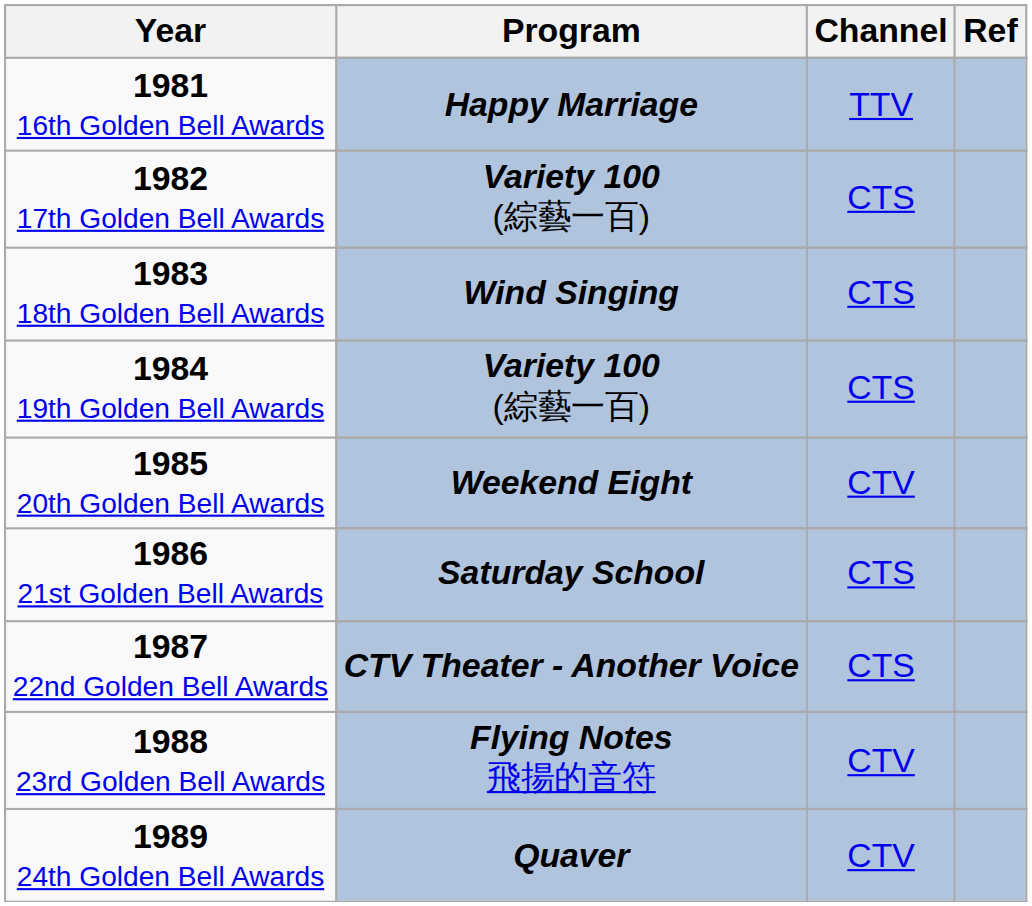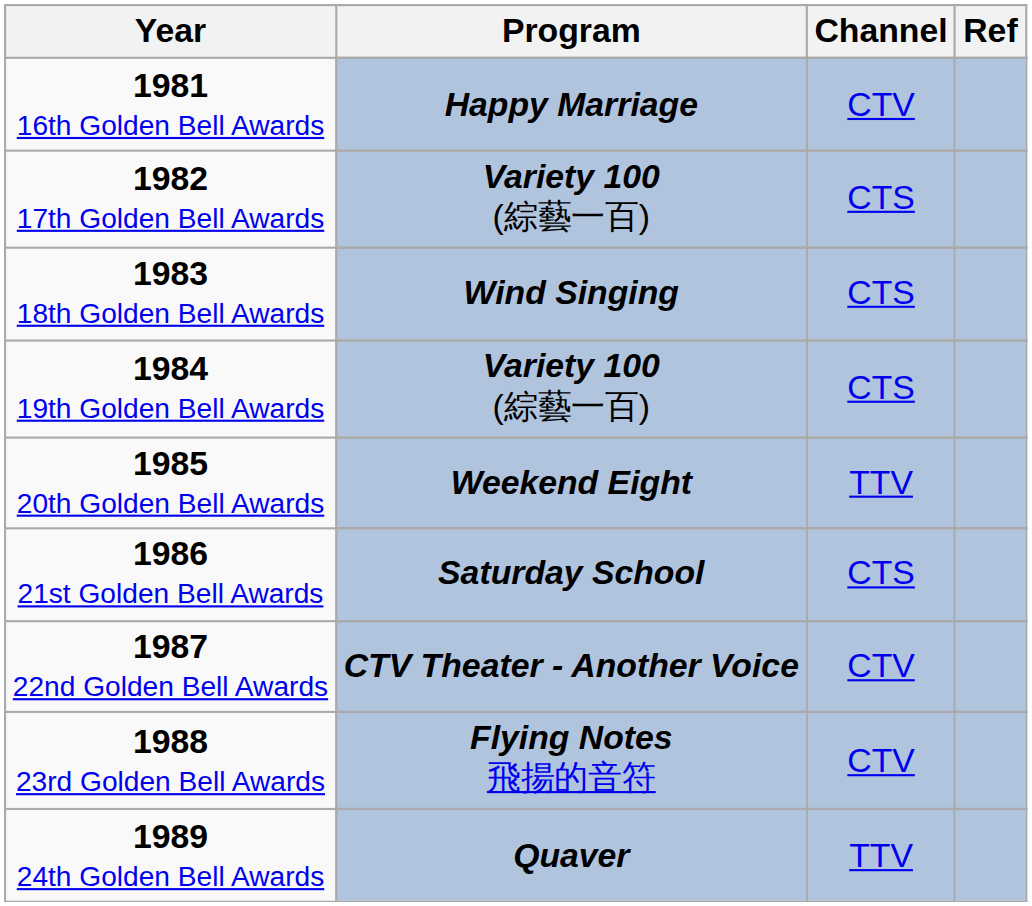(881, 103) TTV -> (881, 103) CTV
(881, 482) CTV -> (881, 482) TTV
(881, 665) CTS -> (881, 665) CTV
(881, 854) CTV -> (881, 854) TTV
